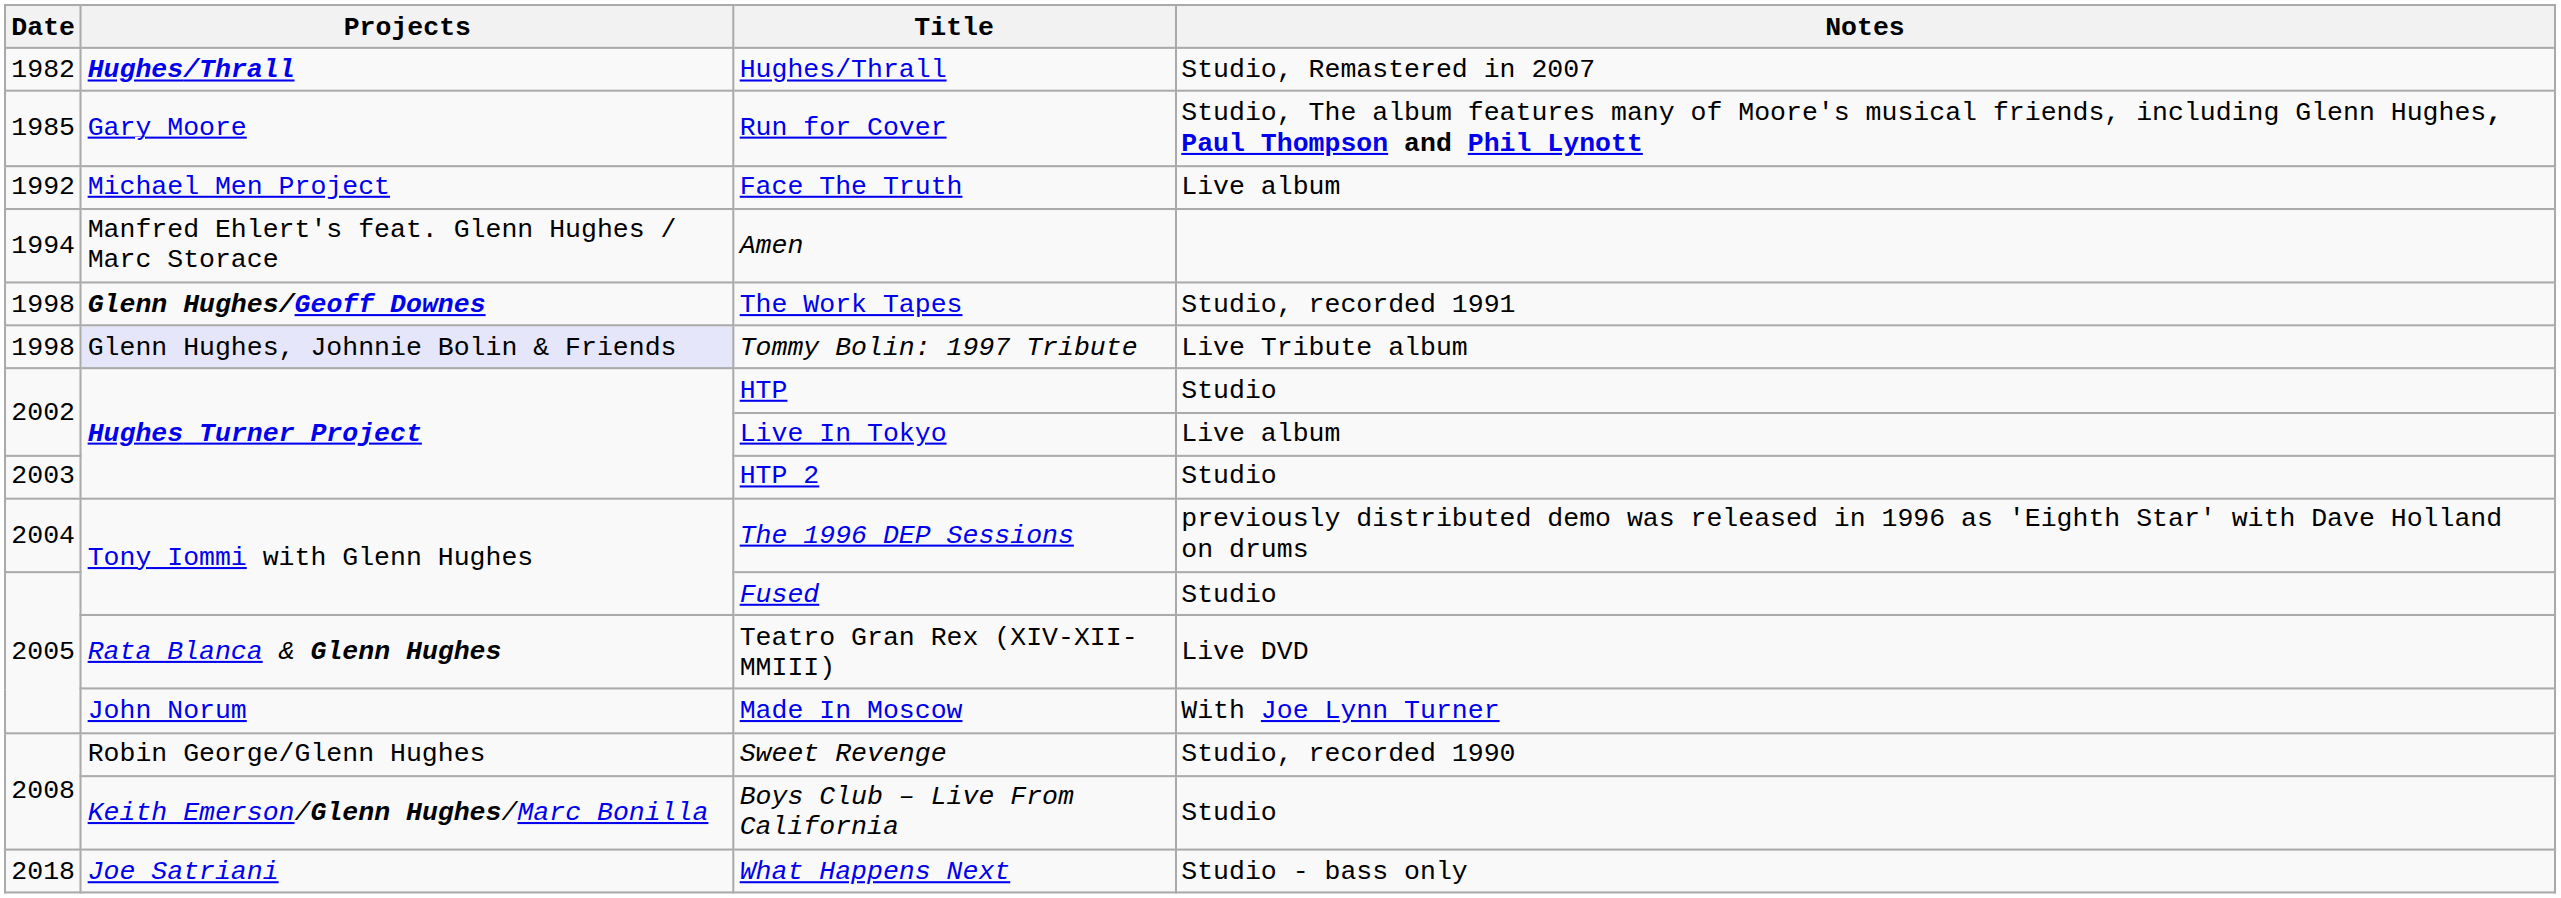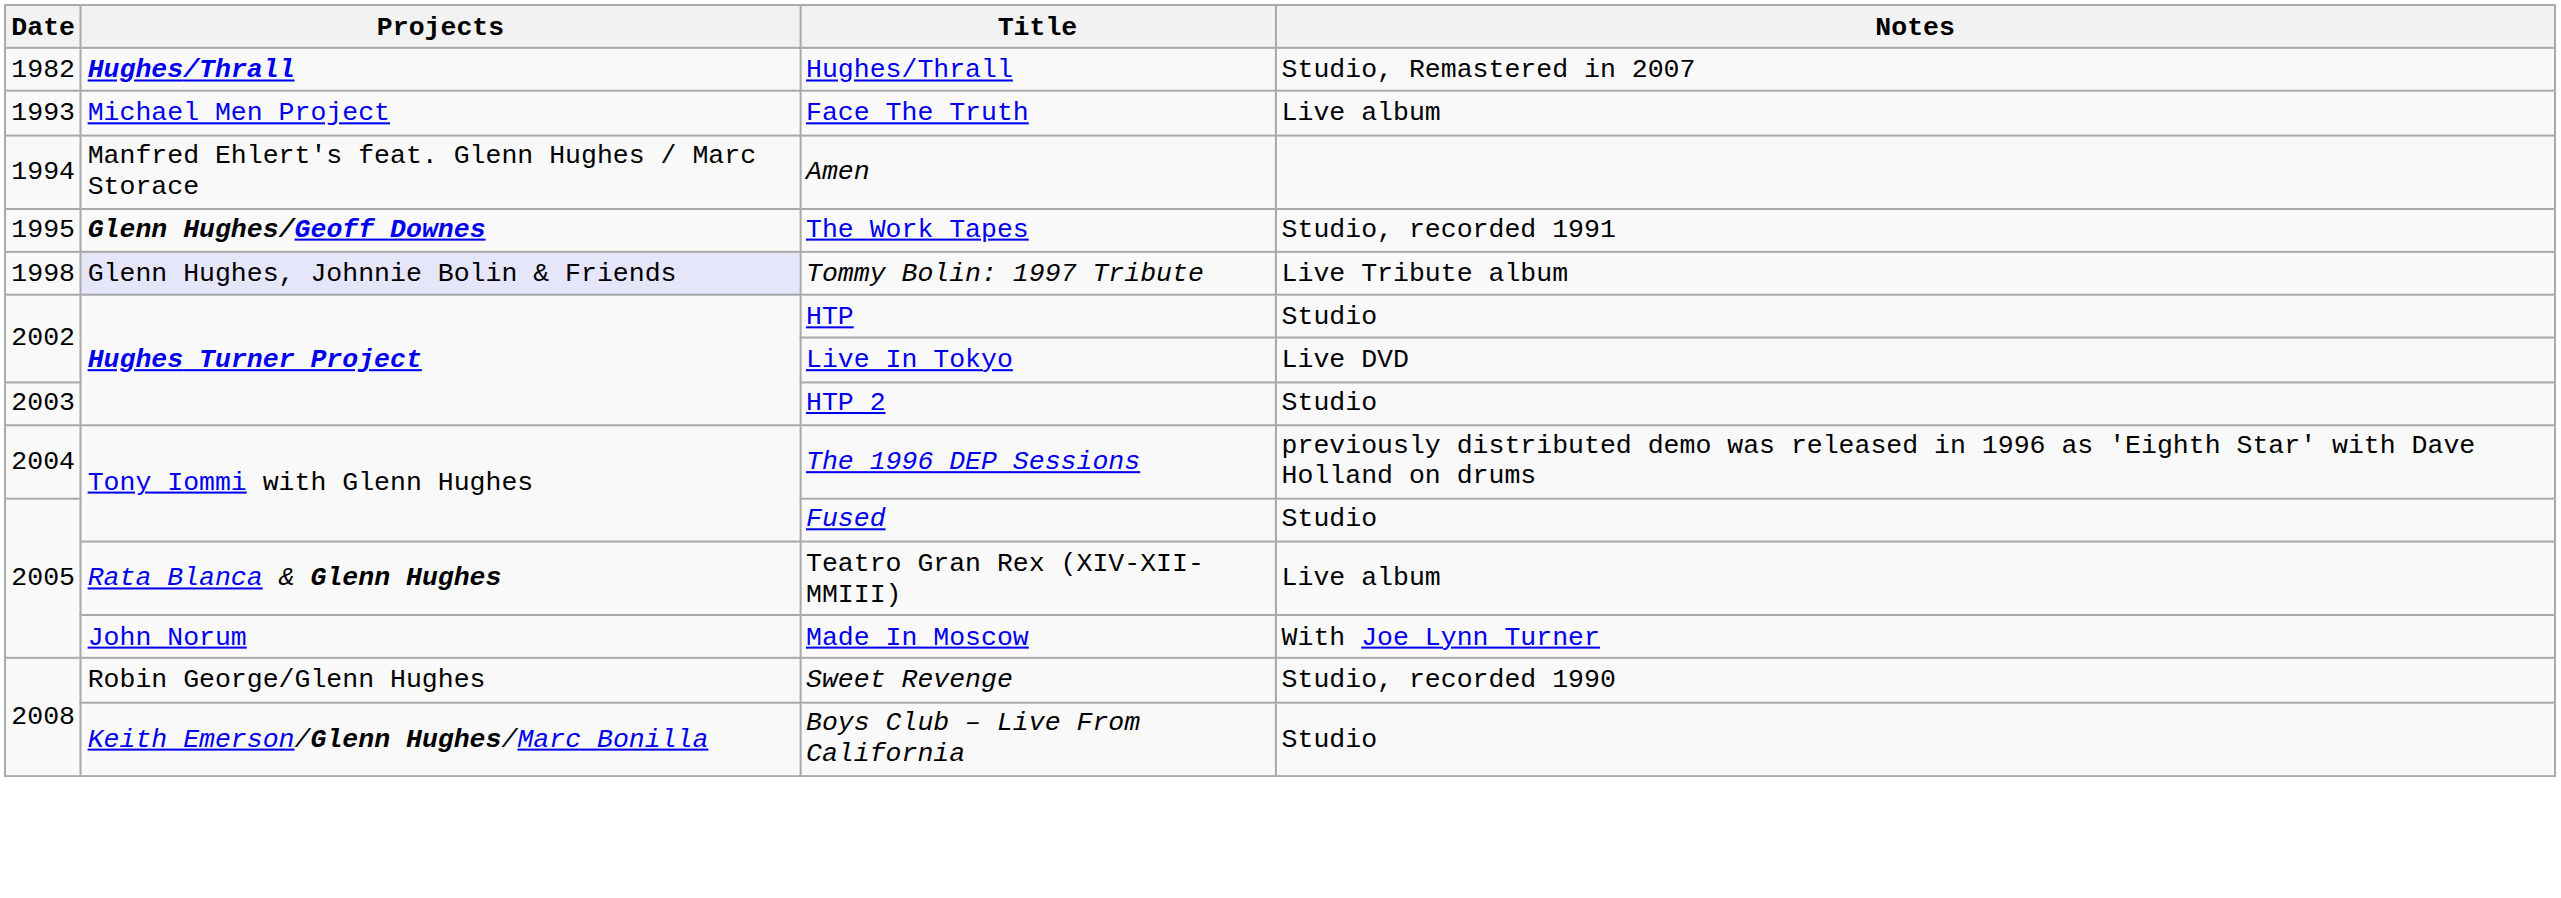- row: (843, 128)
(43, 187) 1992 -> (43, 113) 1993
(43, 304) 1998 -> (43, 230) 1995
(1261, 434) Live album -> (1345, 360) Live DVD
(1245, 652) Live DVD -> (1361, 579) Live album
- row: (875, 871)
